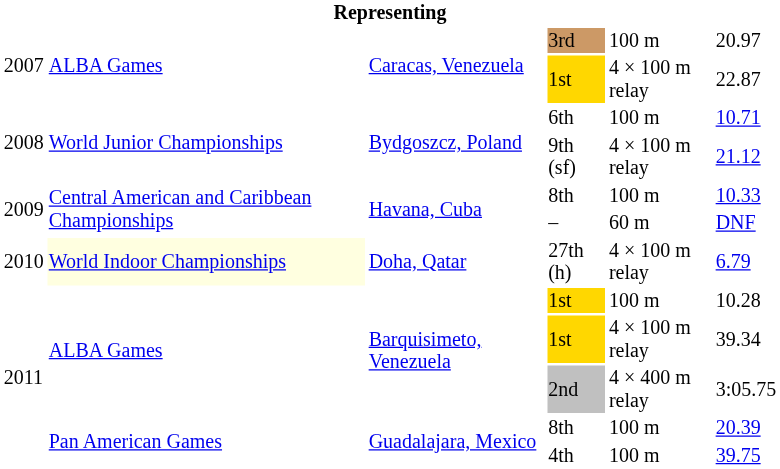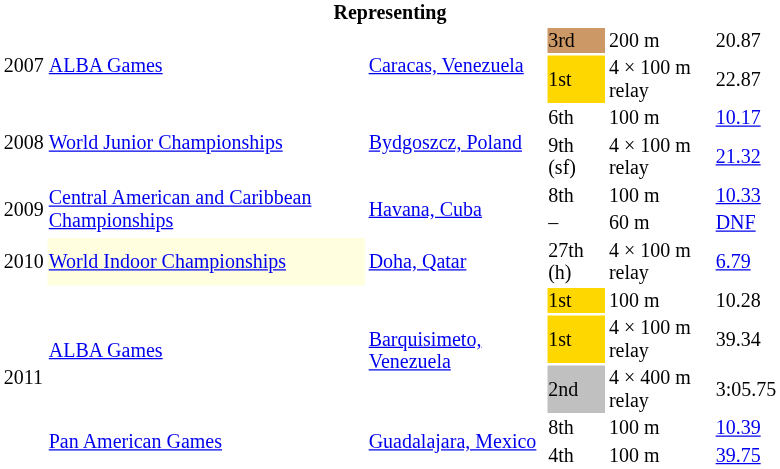(634, 40) 100 m -> (634, 40) 200 m
(738, 40) 20.97 -> (738, 40) 20.87
(738, 117) 10.71 -> (738, 117) 10.17
(738, 156) 21.12 -> (738, 156) 21.32
(738, 427) 20.39 -> (738, 427) 10.39
